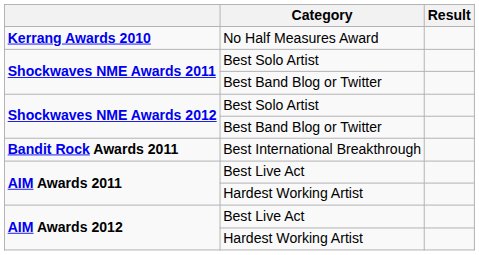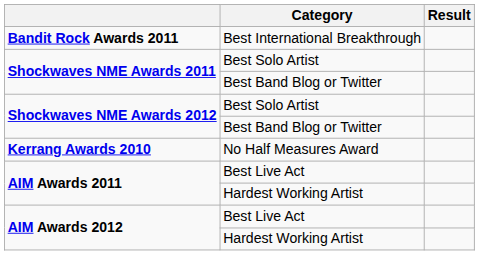rows swapped: (79, 37) <-> (93, 149)
